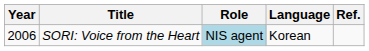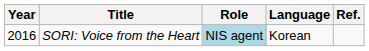(22, 35) 2006 -> (22, 35) 2016
